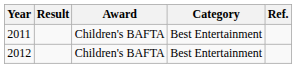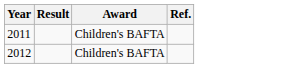- column: (216, 14)
